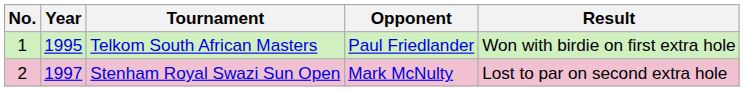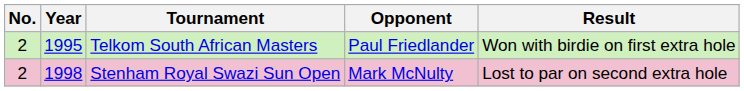(22, 46) 1 -> (22, 46) 2
(63, 73) 1997 -> (63, 73) 1998
